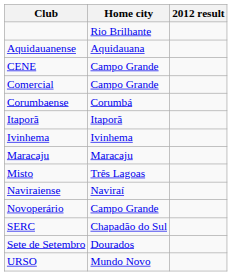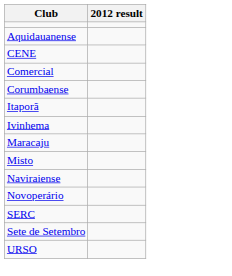- column: (129, 13)
